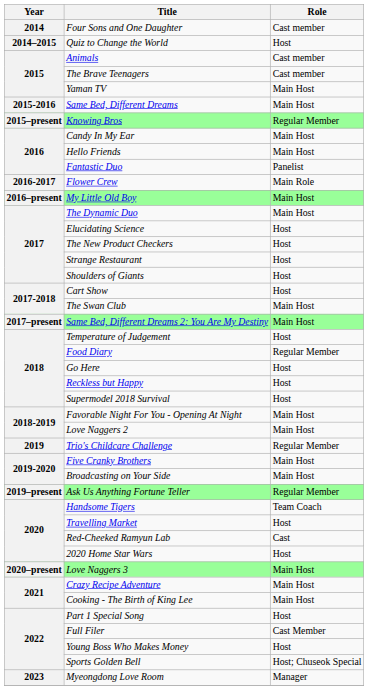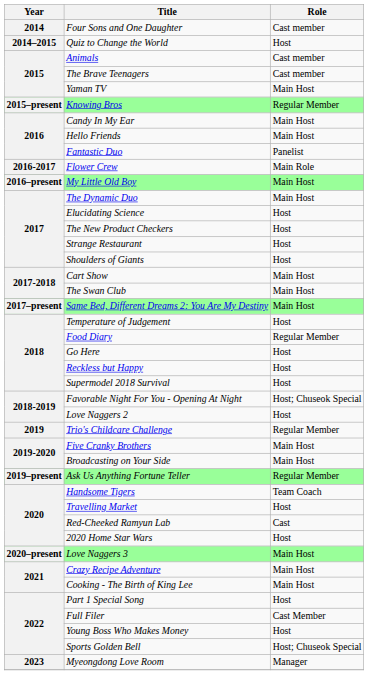- row: (122, 105)
(282, 290) Host -> (293, 275) Main Host
(293, 414) Main Host -> (317, 399) Host; Chuseok Special
(293, 430) Main Host -> (282, 414) Host
